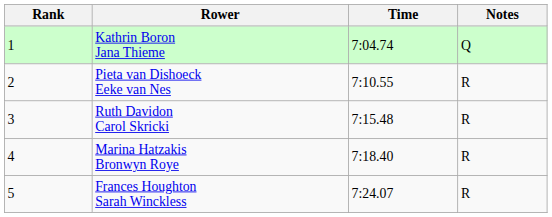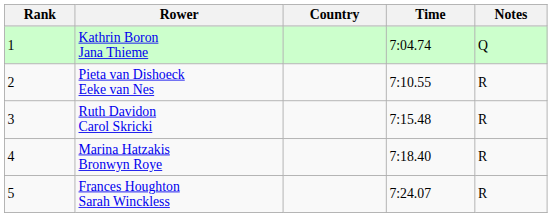+ column: (335, 15)
